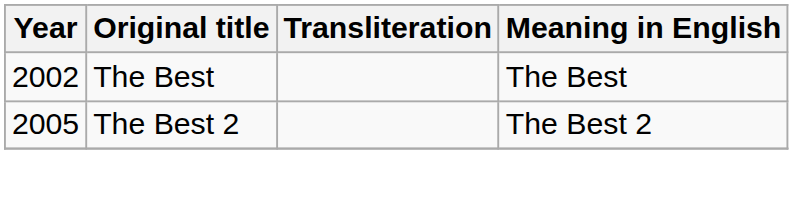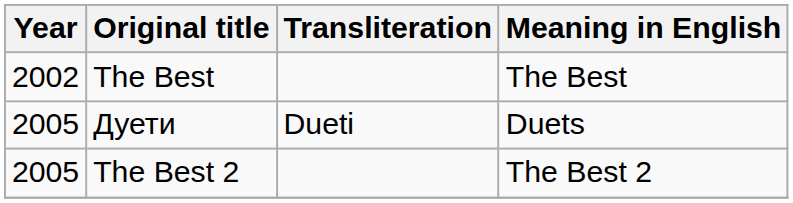+ row: (134, 124)
